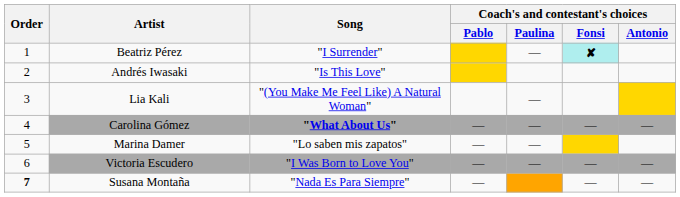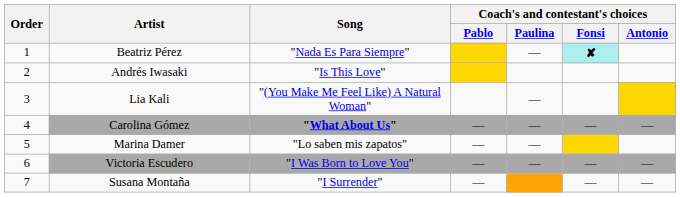(350, 53) "I Surrender" -> (350, 53) "Nada Es Para Siempre"
(27, 182) bold -> (27, 182) normal
(350, 182) "Nada Es Para Siempre" -> (350, 182) "I Surrender"
